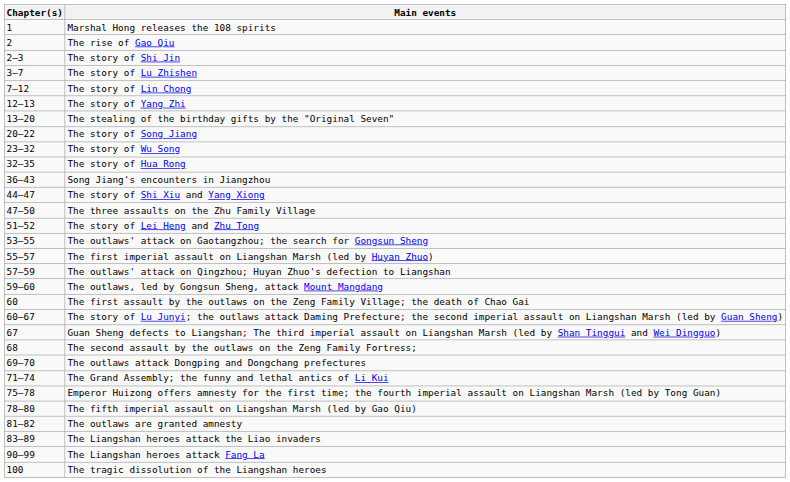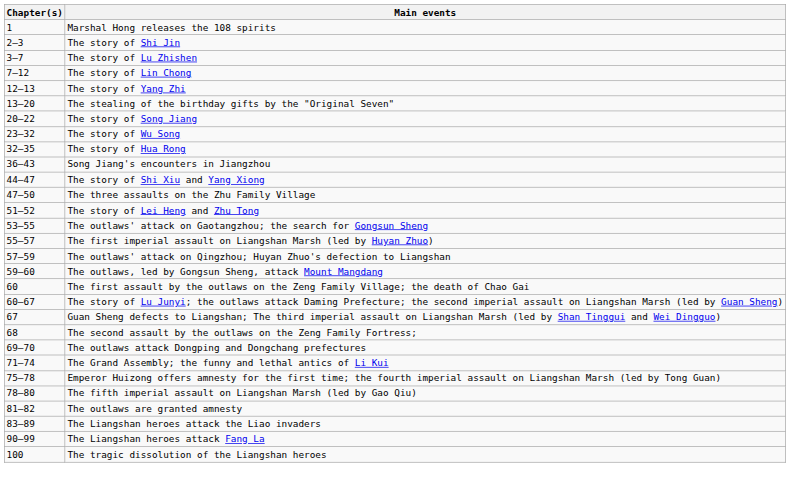- row: (121, 42)
